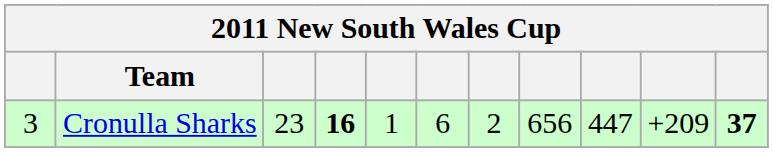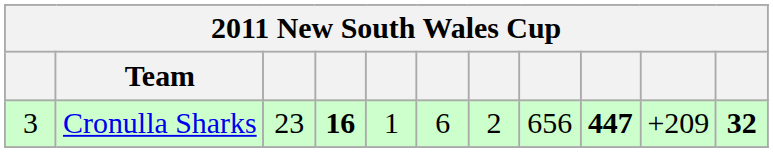(610, 123) normal -> (610, 123) bold
(742, 123) 37 -> (742, 123) 32
